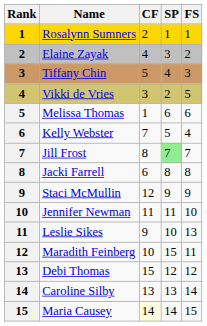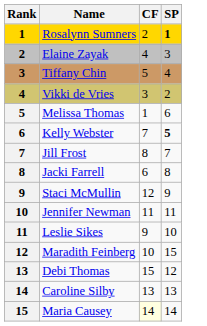- column: (192, 14)
(167, 34) normal -> (167, 34) bold
(167, 133) normal -> (167, 133) bold
(167, 152) lightgreen background -> (167, 152) no background
